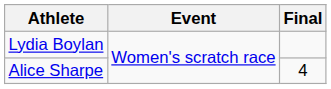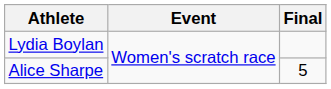(303, 71) 4 -> (303, 71) 5
